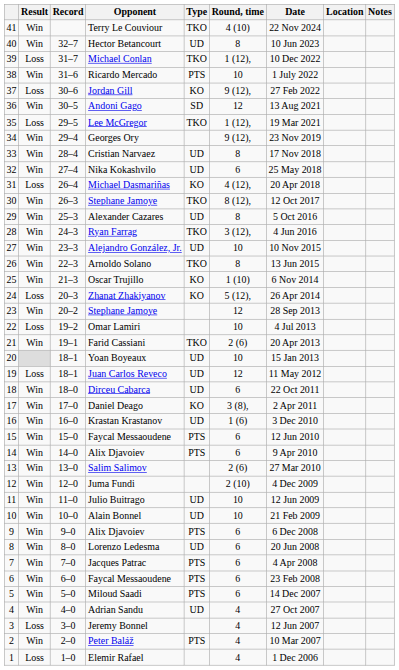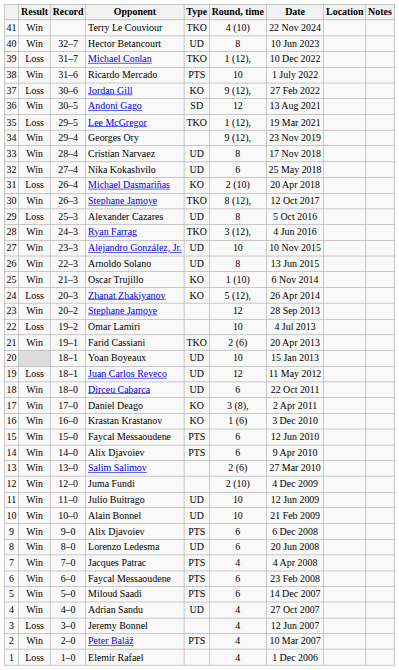(238, 185) 4 (12), -> (238, 185) 2 (10)
(35, 216) Win -> (35, 216) Loss
(197, 264) TKO -> (197, 264) UD
(197, 421) UD -> (197, 421) KO
(238, 563) 6 -> (238, 563) 4
